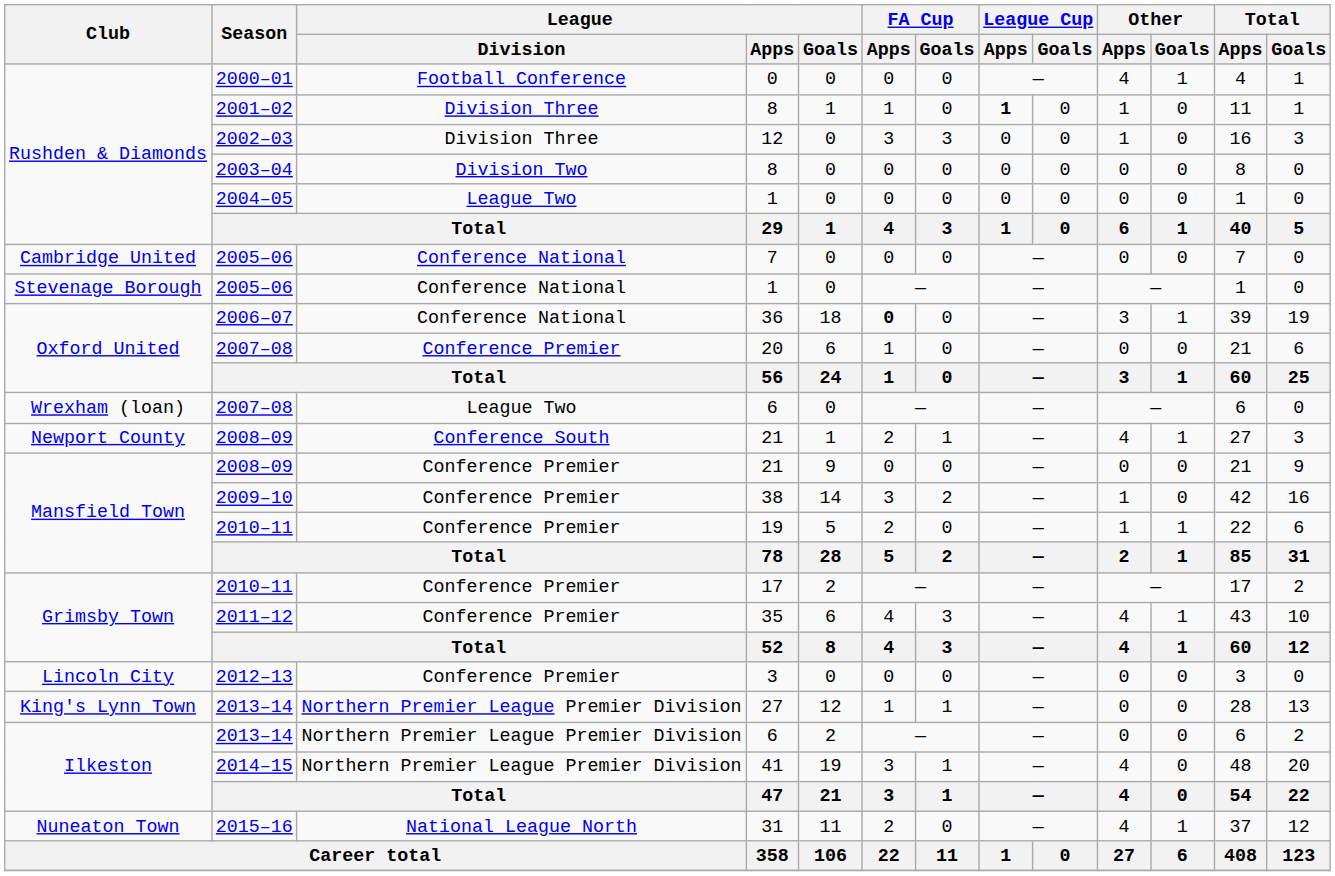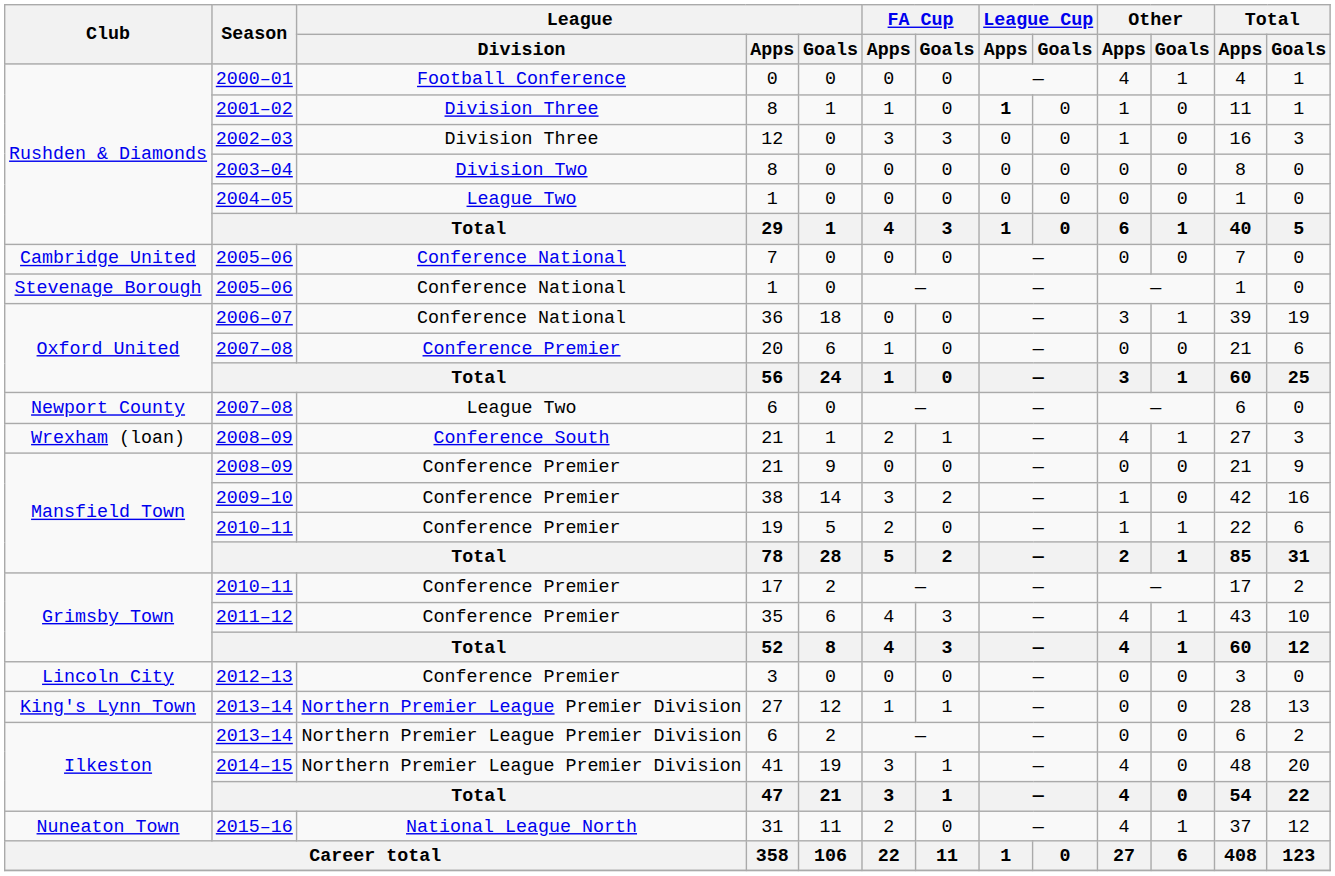(889, 318) bold -> (889, 318) normal
(108, 408) Wrexham (loan) -> (108, 408) Newport County
(108, 438) Newport County -> (108, 438) Wrexham (loan)
